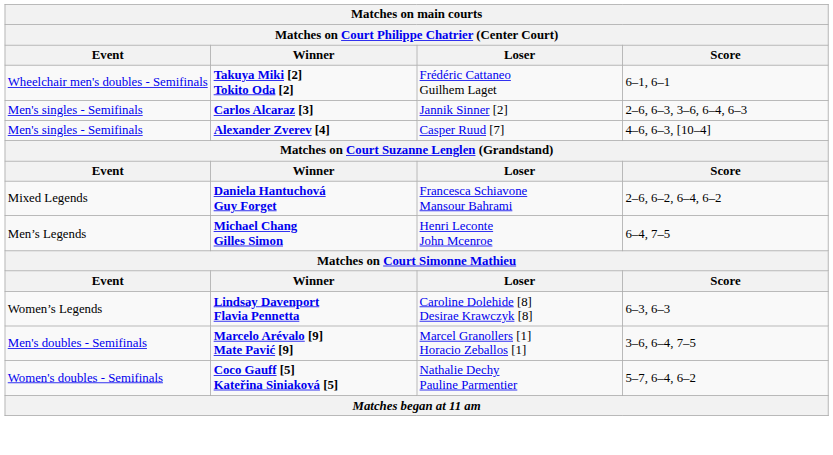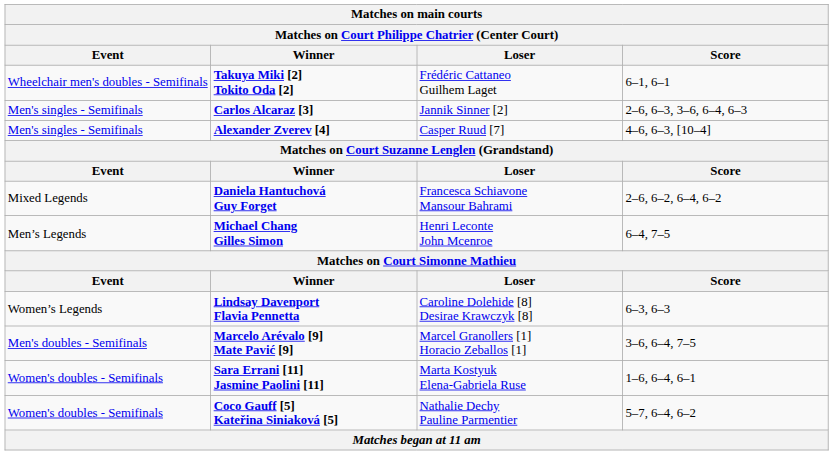+ row: (269, 378)
